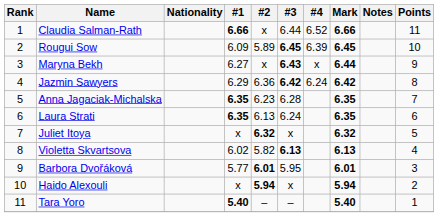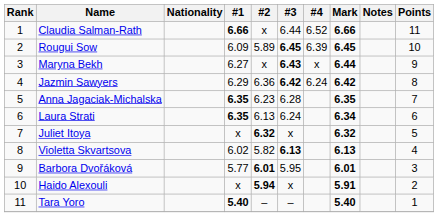(345, 116) 6.35 -> (345, 116) 6.34
(345, 185) 5.94 -> (345, 185) 5.91
